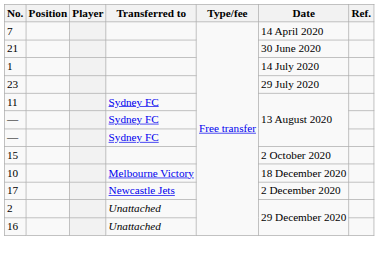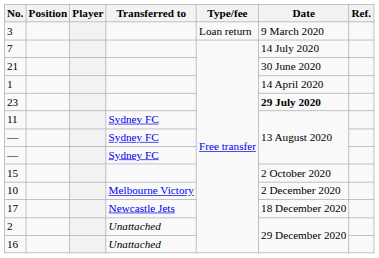+ row: (10, 31)
(292, 31) 14 April 2020 -> (290, 48) 14 July 2020
(290, 66) 14 July 2020 -> (292, 84) 14 April 2020
(290, 84) normal -> (291, 102) bold
(304, 173) 18 December 2020 -> (301, 191) 2 December 2020
(301, 191) 2 December 2020 -> (304, 208) 18 December 2020
